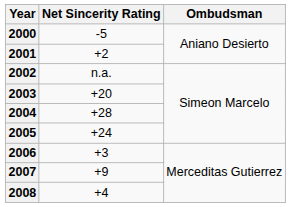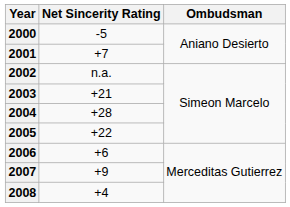(101, 53) +2 -> (101, 53) +7
(101, 93) +20 -> (101, 93) +21
(101, 133) +24 -> (101, 133) +22
(101, 152) +3 -> (101, 152) +6
